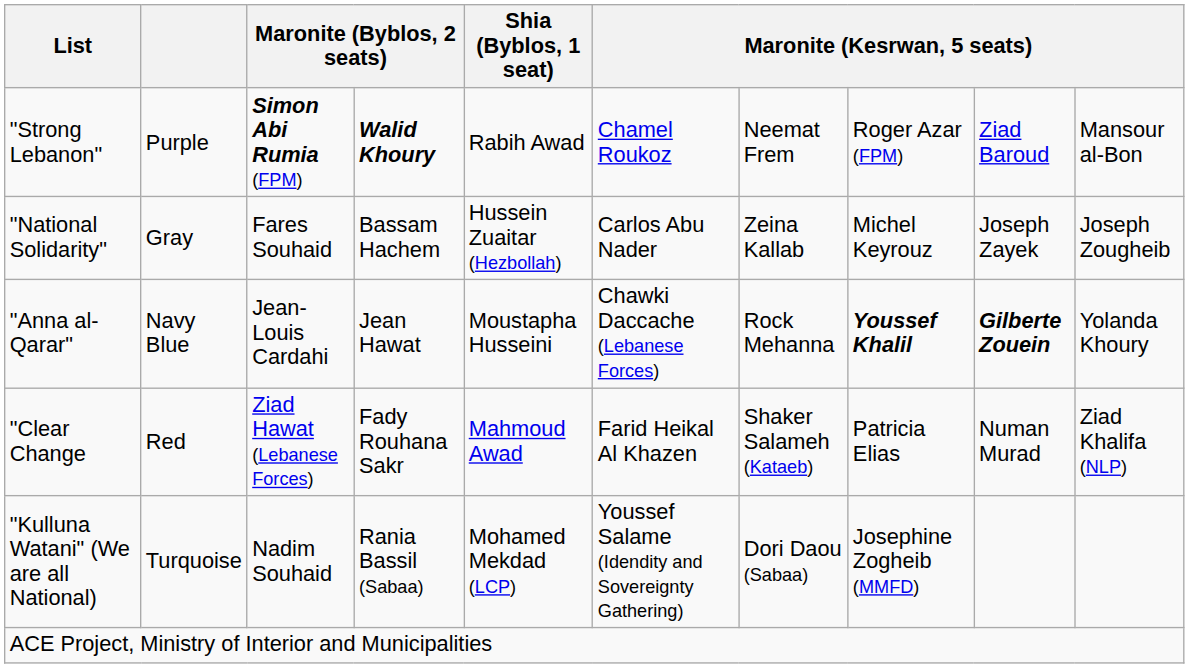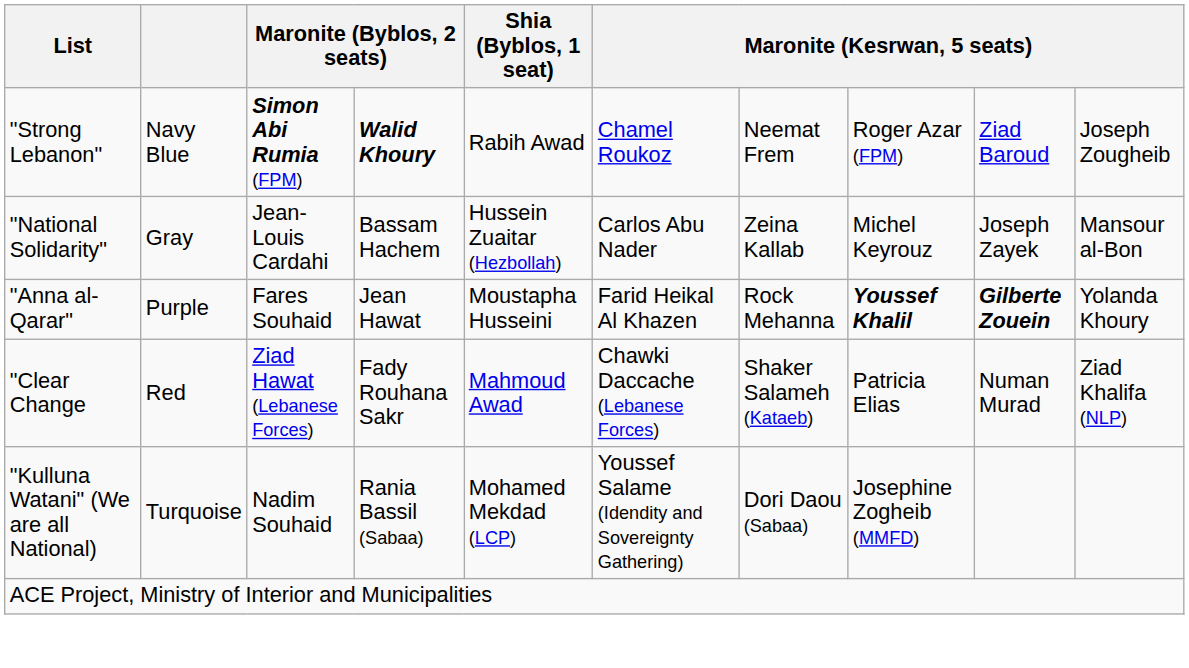(177, 141) Purple -> (171, 141) Navy Blue
(1122, 141) Mansour al-Bon -> (1125, 141) Joseph Zougheib
(292, 237) Fares Souhaid -> (290, 237) Jean-Louis Cardahi
(1125, 237) Joseph Zougheib -> (1122, 237) Mansour al-Bon
(171, 333) Navy Blue -> (177, 308) Purple
(290, 333) Jean-Louis Cardahi -> (292, 308) Fares Souhaid
(646, 333) Chawki Daccache (Lebanese Forces) -> (656, 308) Farid Heikal Al Khazen
(656, 441) Farid Heikal Al Khazen -> (646, 392) Chawki Daccache (Lebanese Forces)
